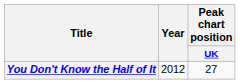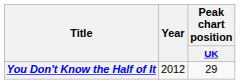(211, 70) 27 -> (211, 70) 29
